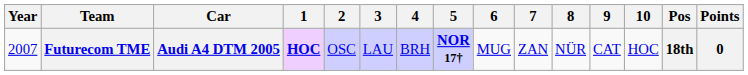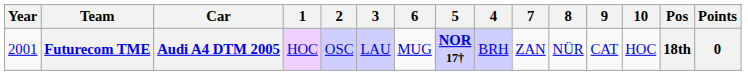columns swapped: (415, 16) <-> (494, 16)
(23, 49) 2007 -> (23, 49) 2001
(304, 49) bold -> (302, 49) normal
